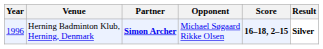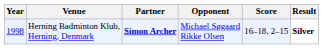(15, 31) 1996 -> (15, 31) 1998
(266, 31) bold -> (266, 31) normal
